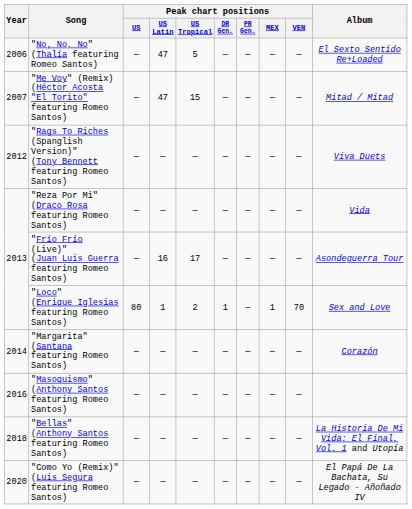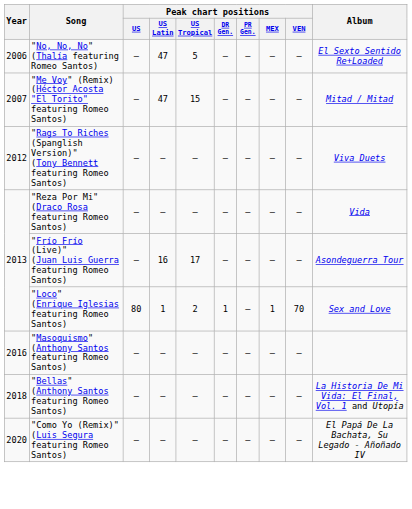- row: (70, 351)
